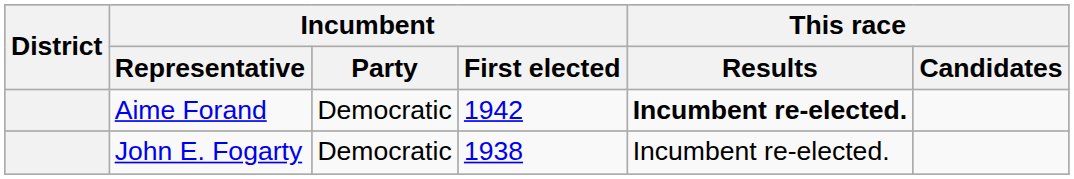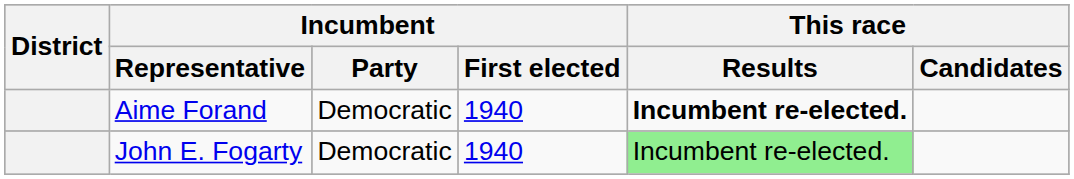(493, 109) 1942 -> (493, 109) 1940
(493, 151) 1938 -> (493, 151) 1940
(761, 151) no background -> (761, 151) lightgreen background
